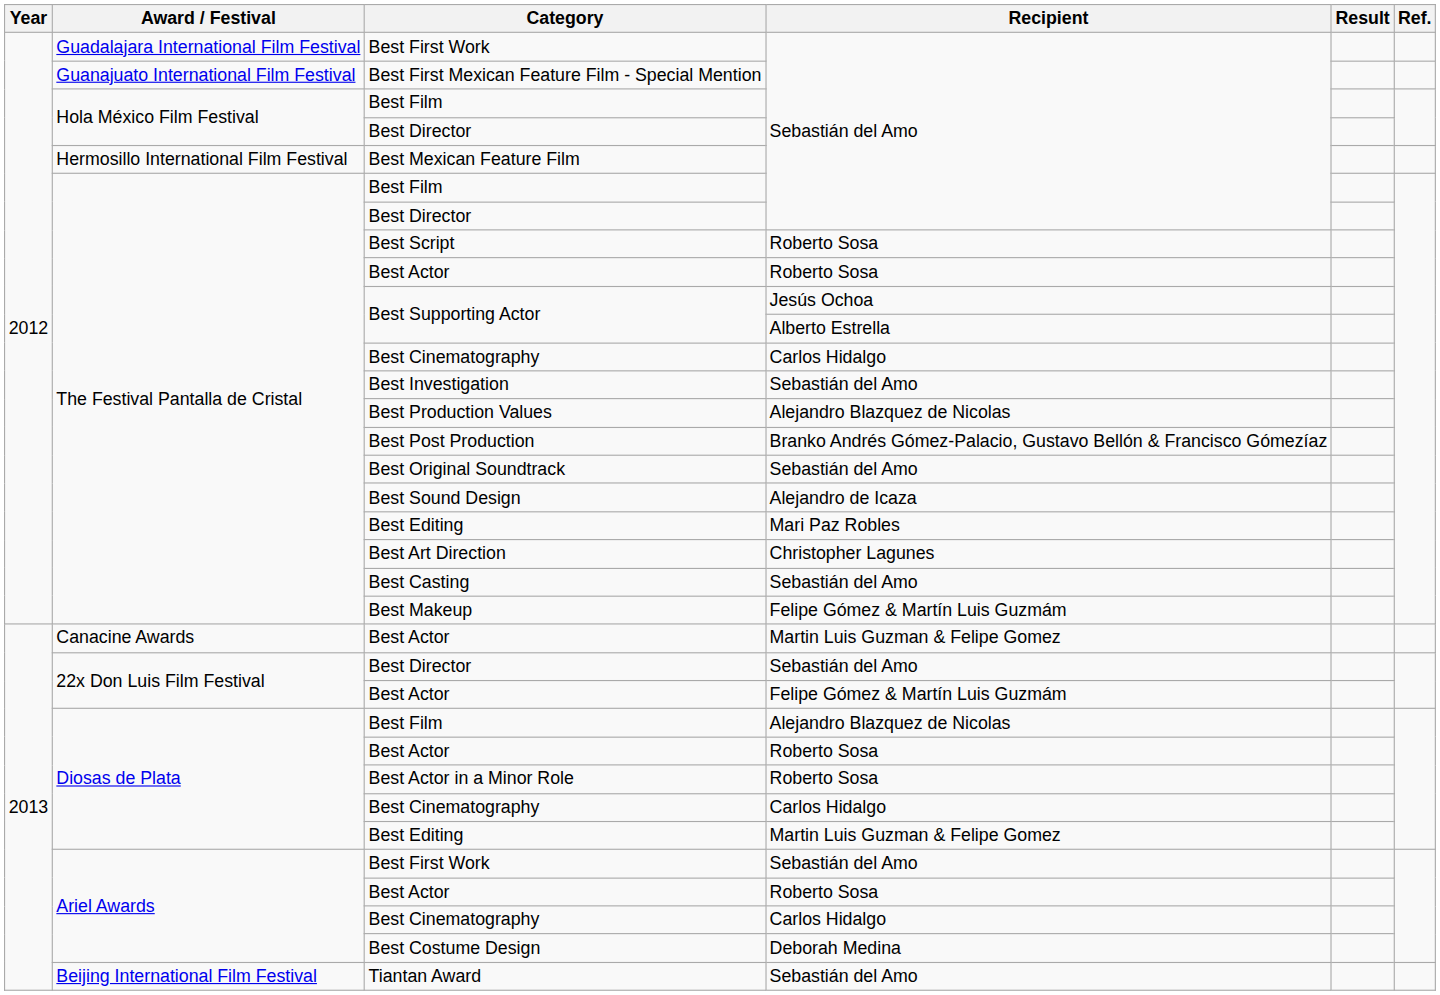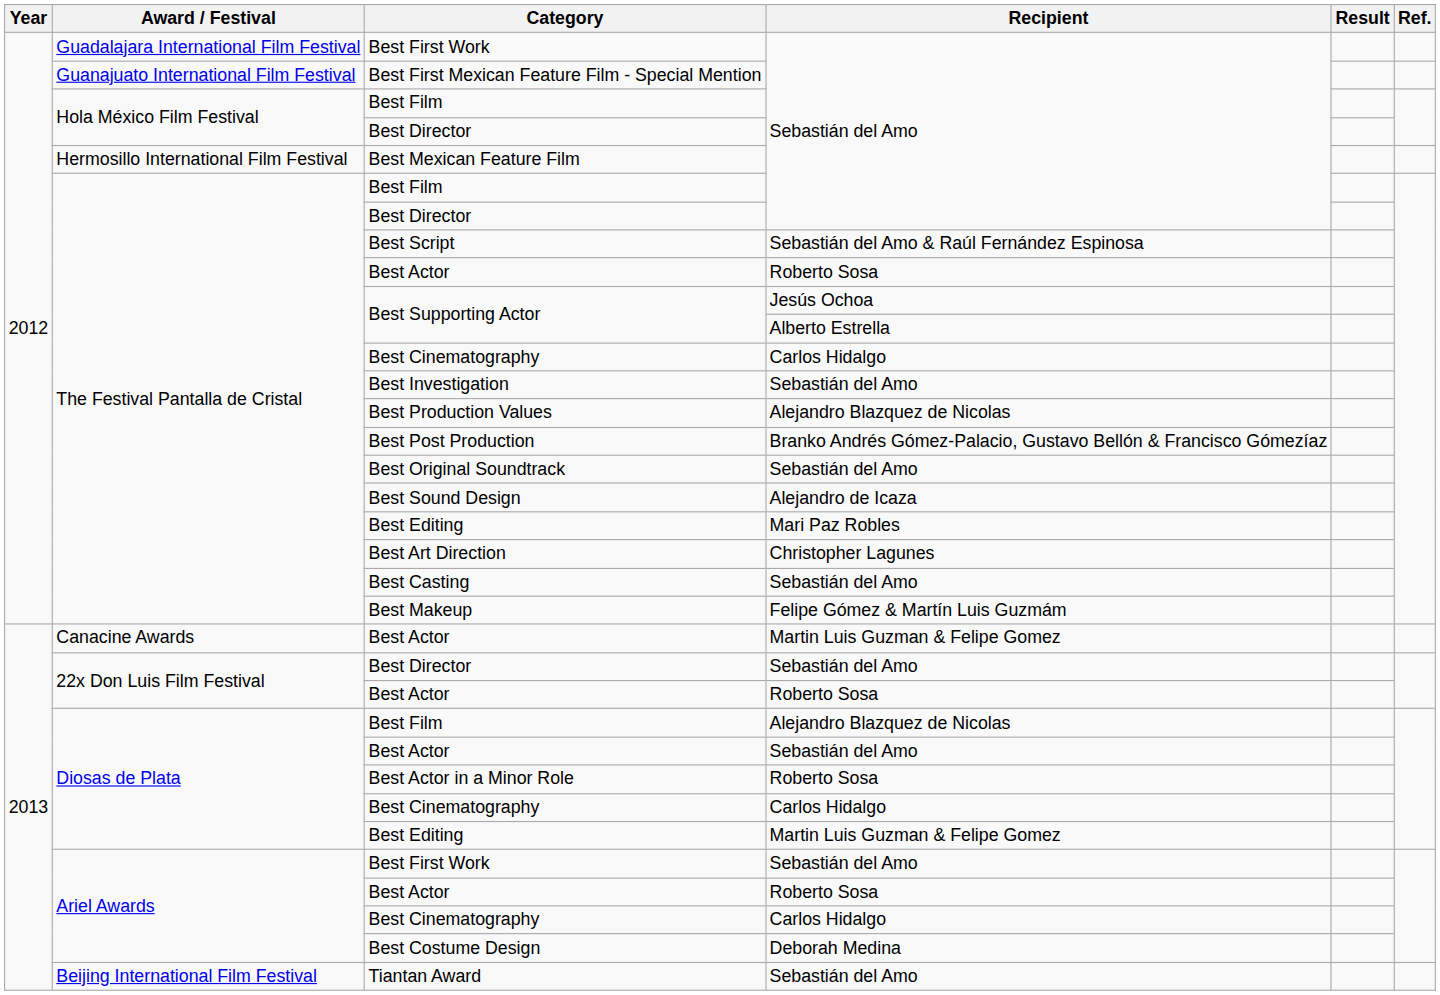(824, 243) Roberto Sosa -> (957, 243) Sebastián del Amo & Raúl Fernández Espinosa
(918, 694) Felipe Gómez & Martín Luis Guzmám -> (824, 694) Roberto Sosa
(824, 750) Roberto Sosa -> (844, 750) Sebastián del Amo
